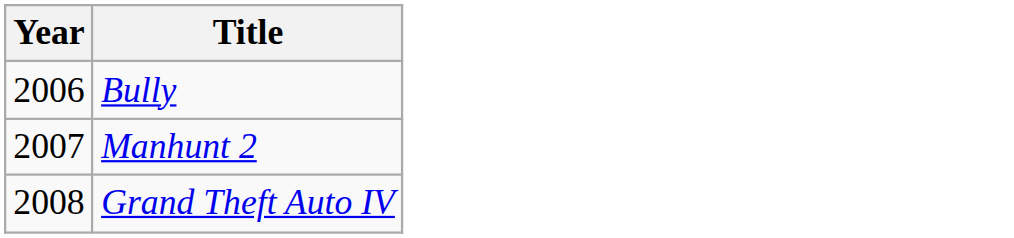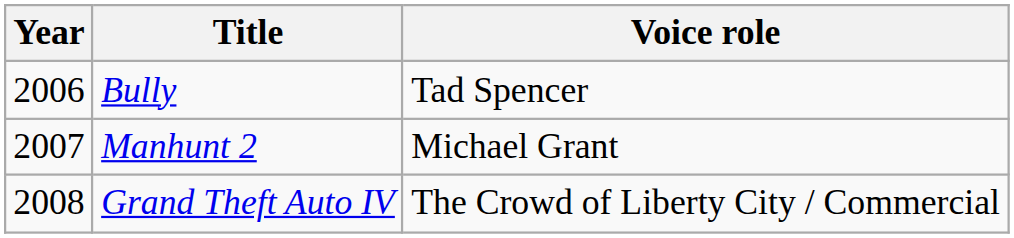+ column: (706, 32)
